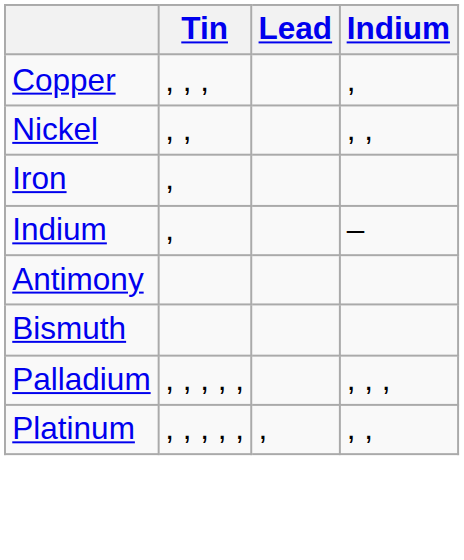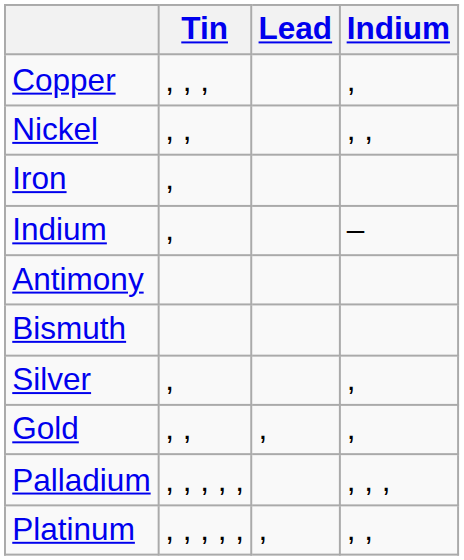+ row: (52, 379)
+ row: (46, 429)
